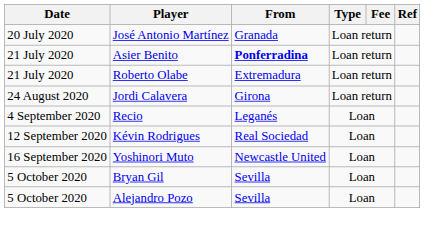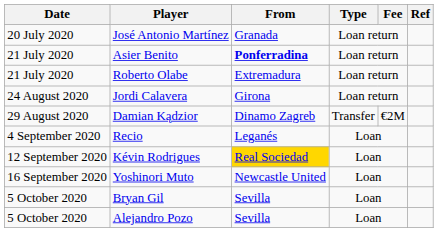+ row: (155, 116)
(271, 136) no background -> (271, 156) gold background
